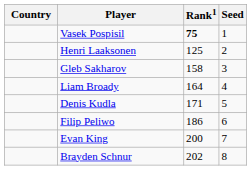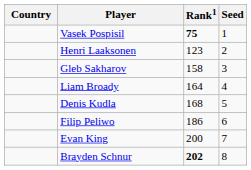(194, 51) 125 -> (194, 51) 123
(194, 103) 171 -> (194, 103) 168
(194, 156) normal -> (194, 156) bold
